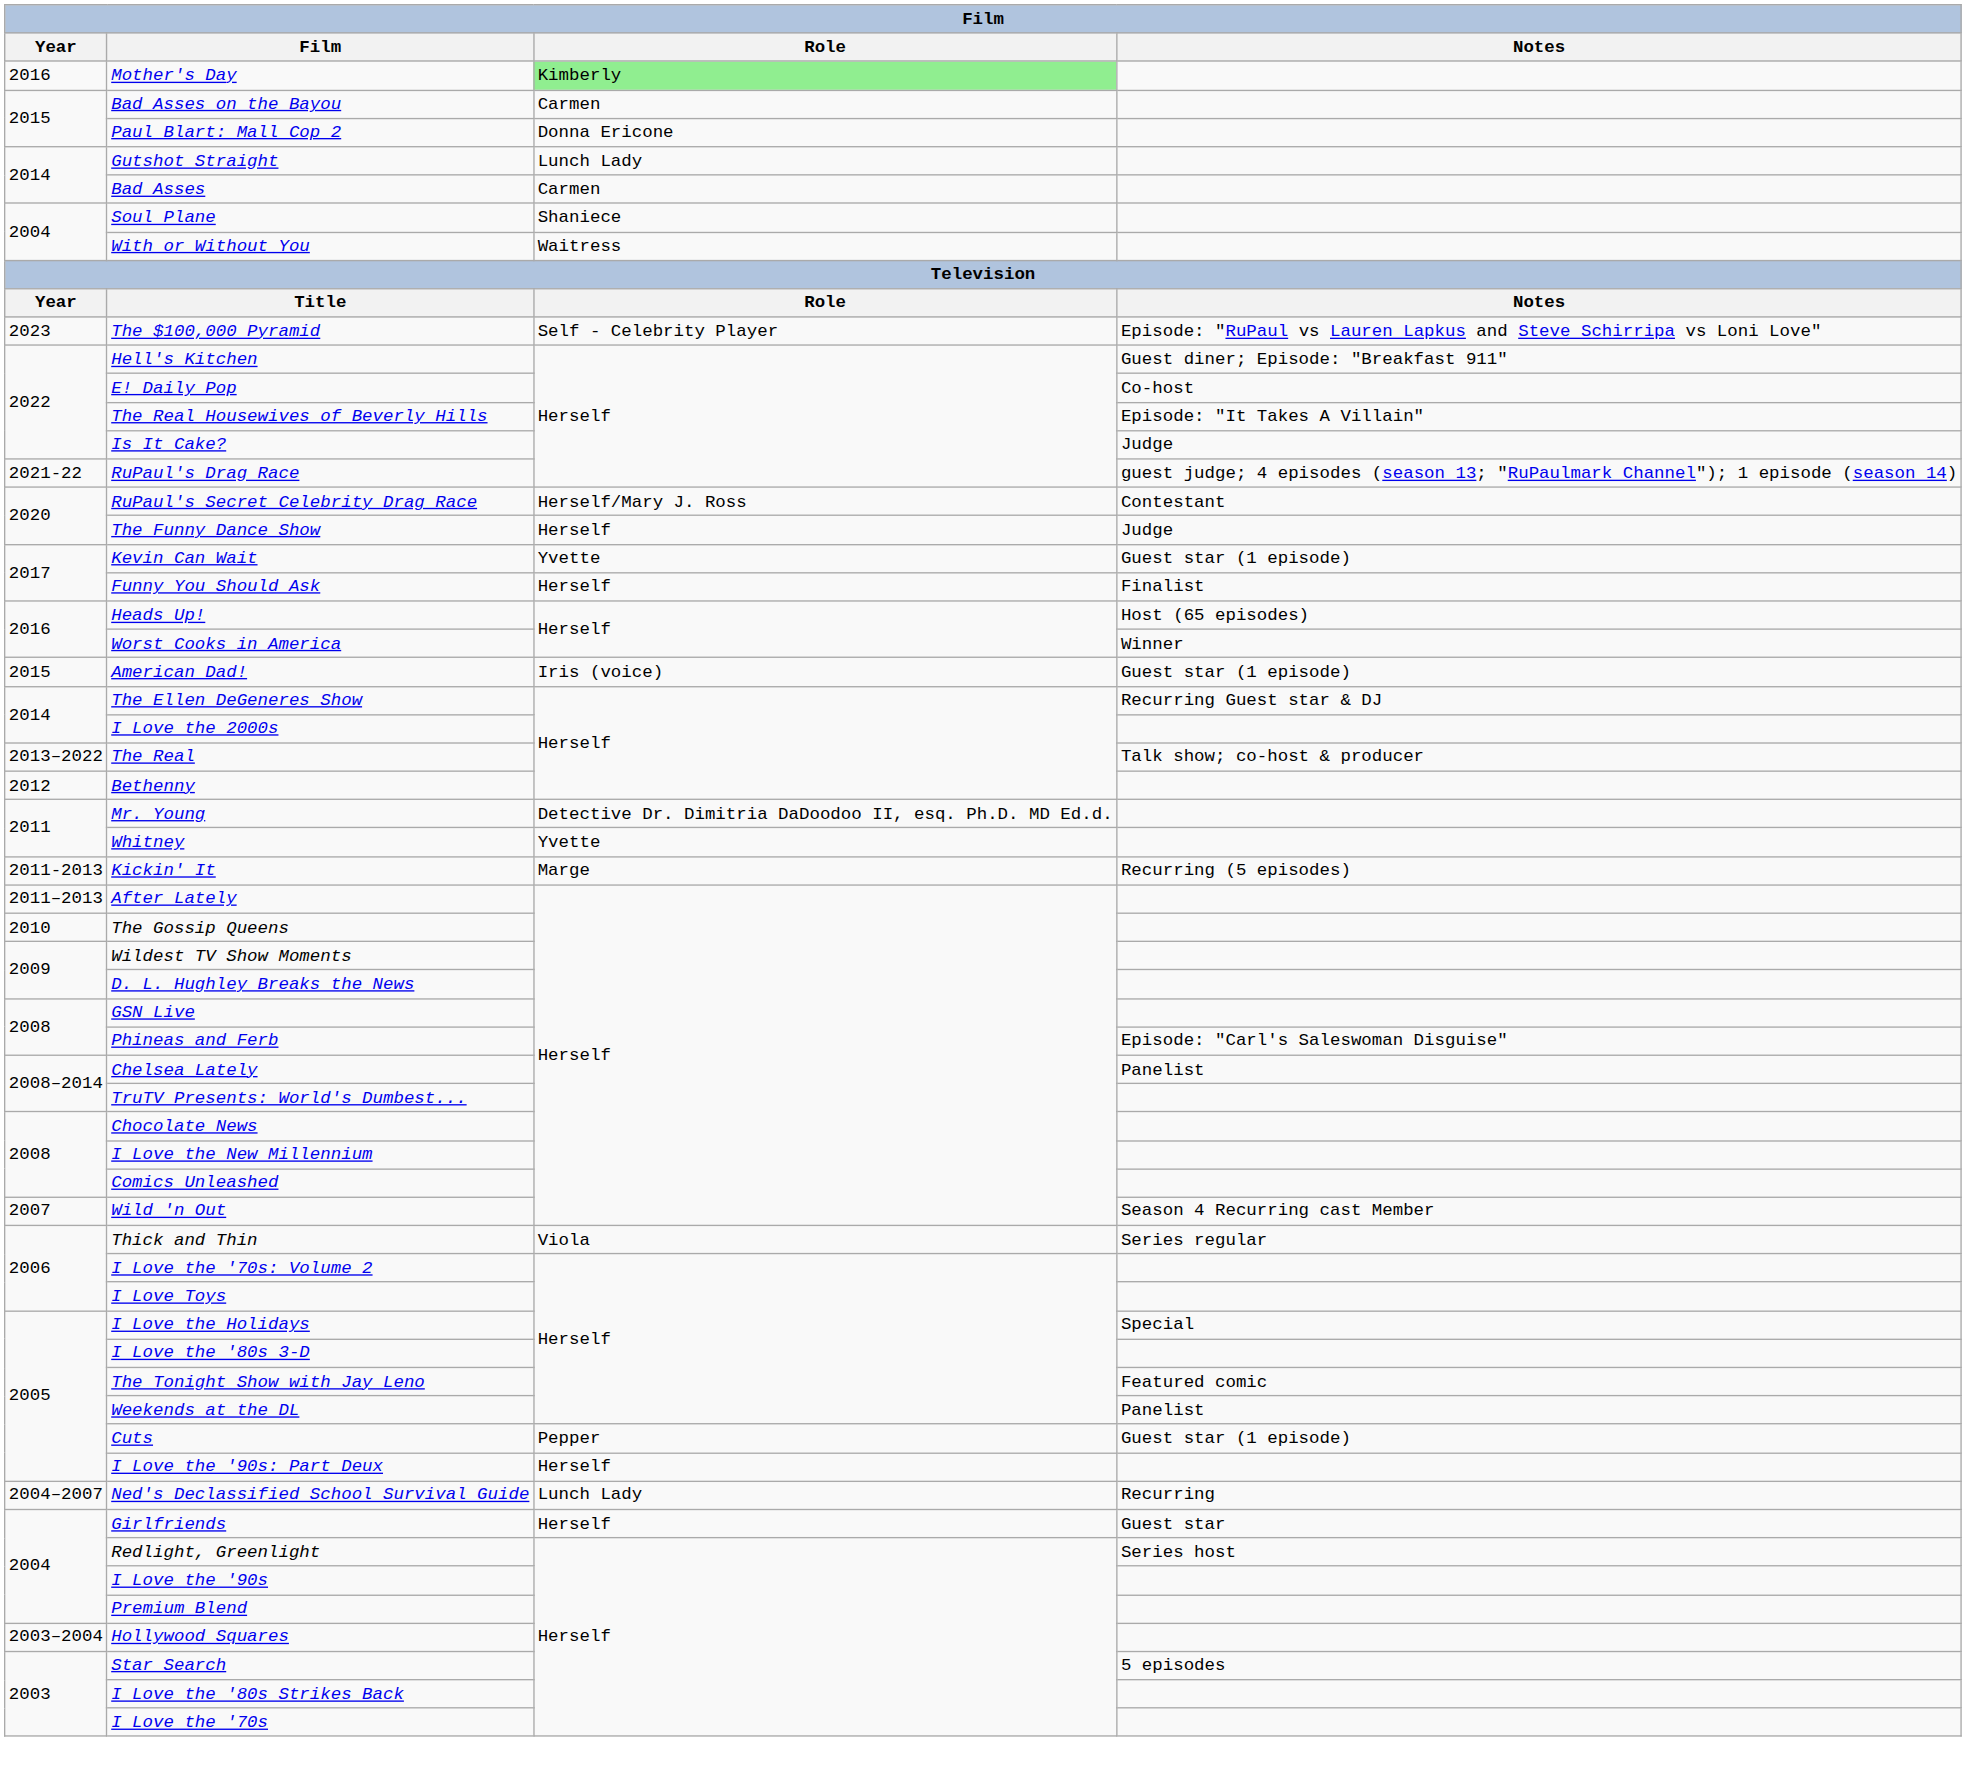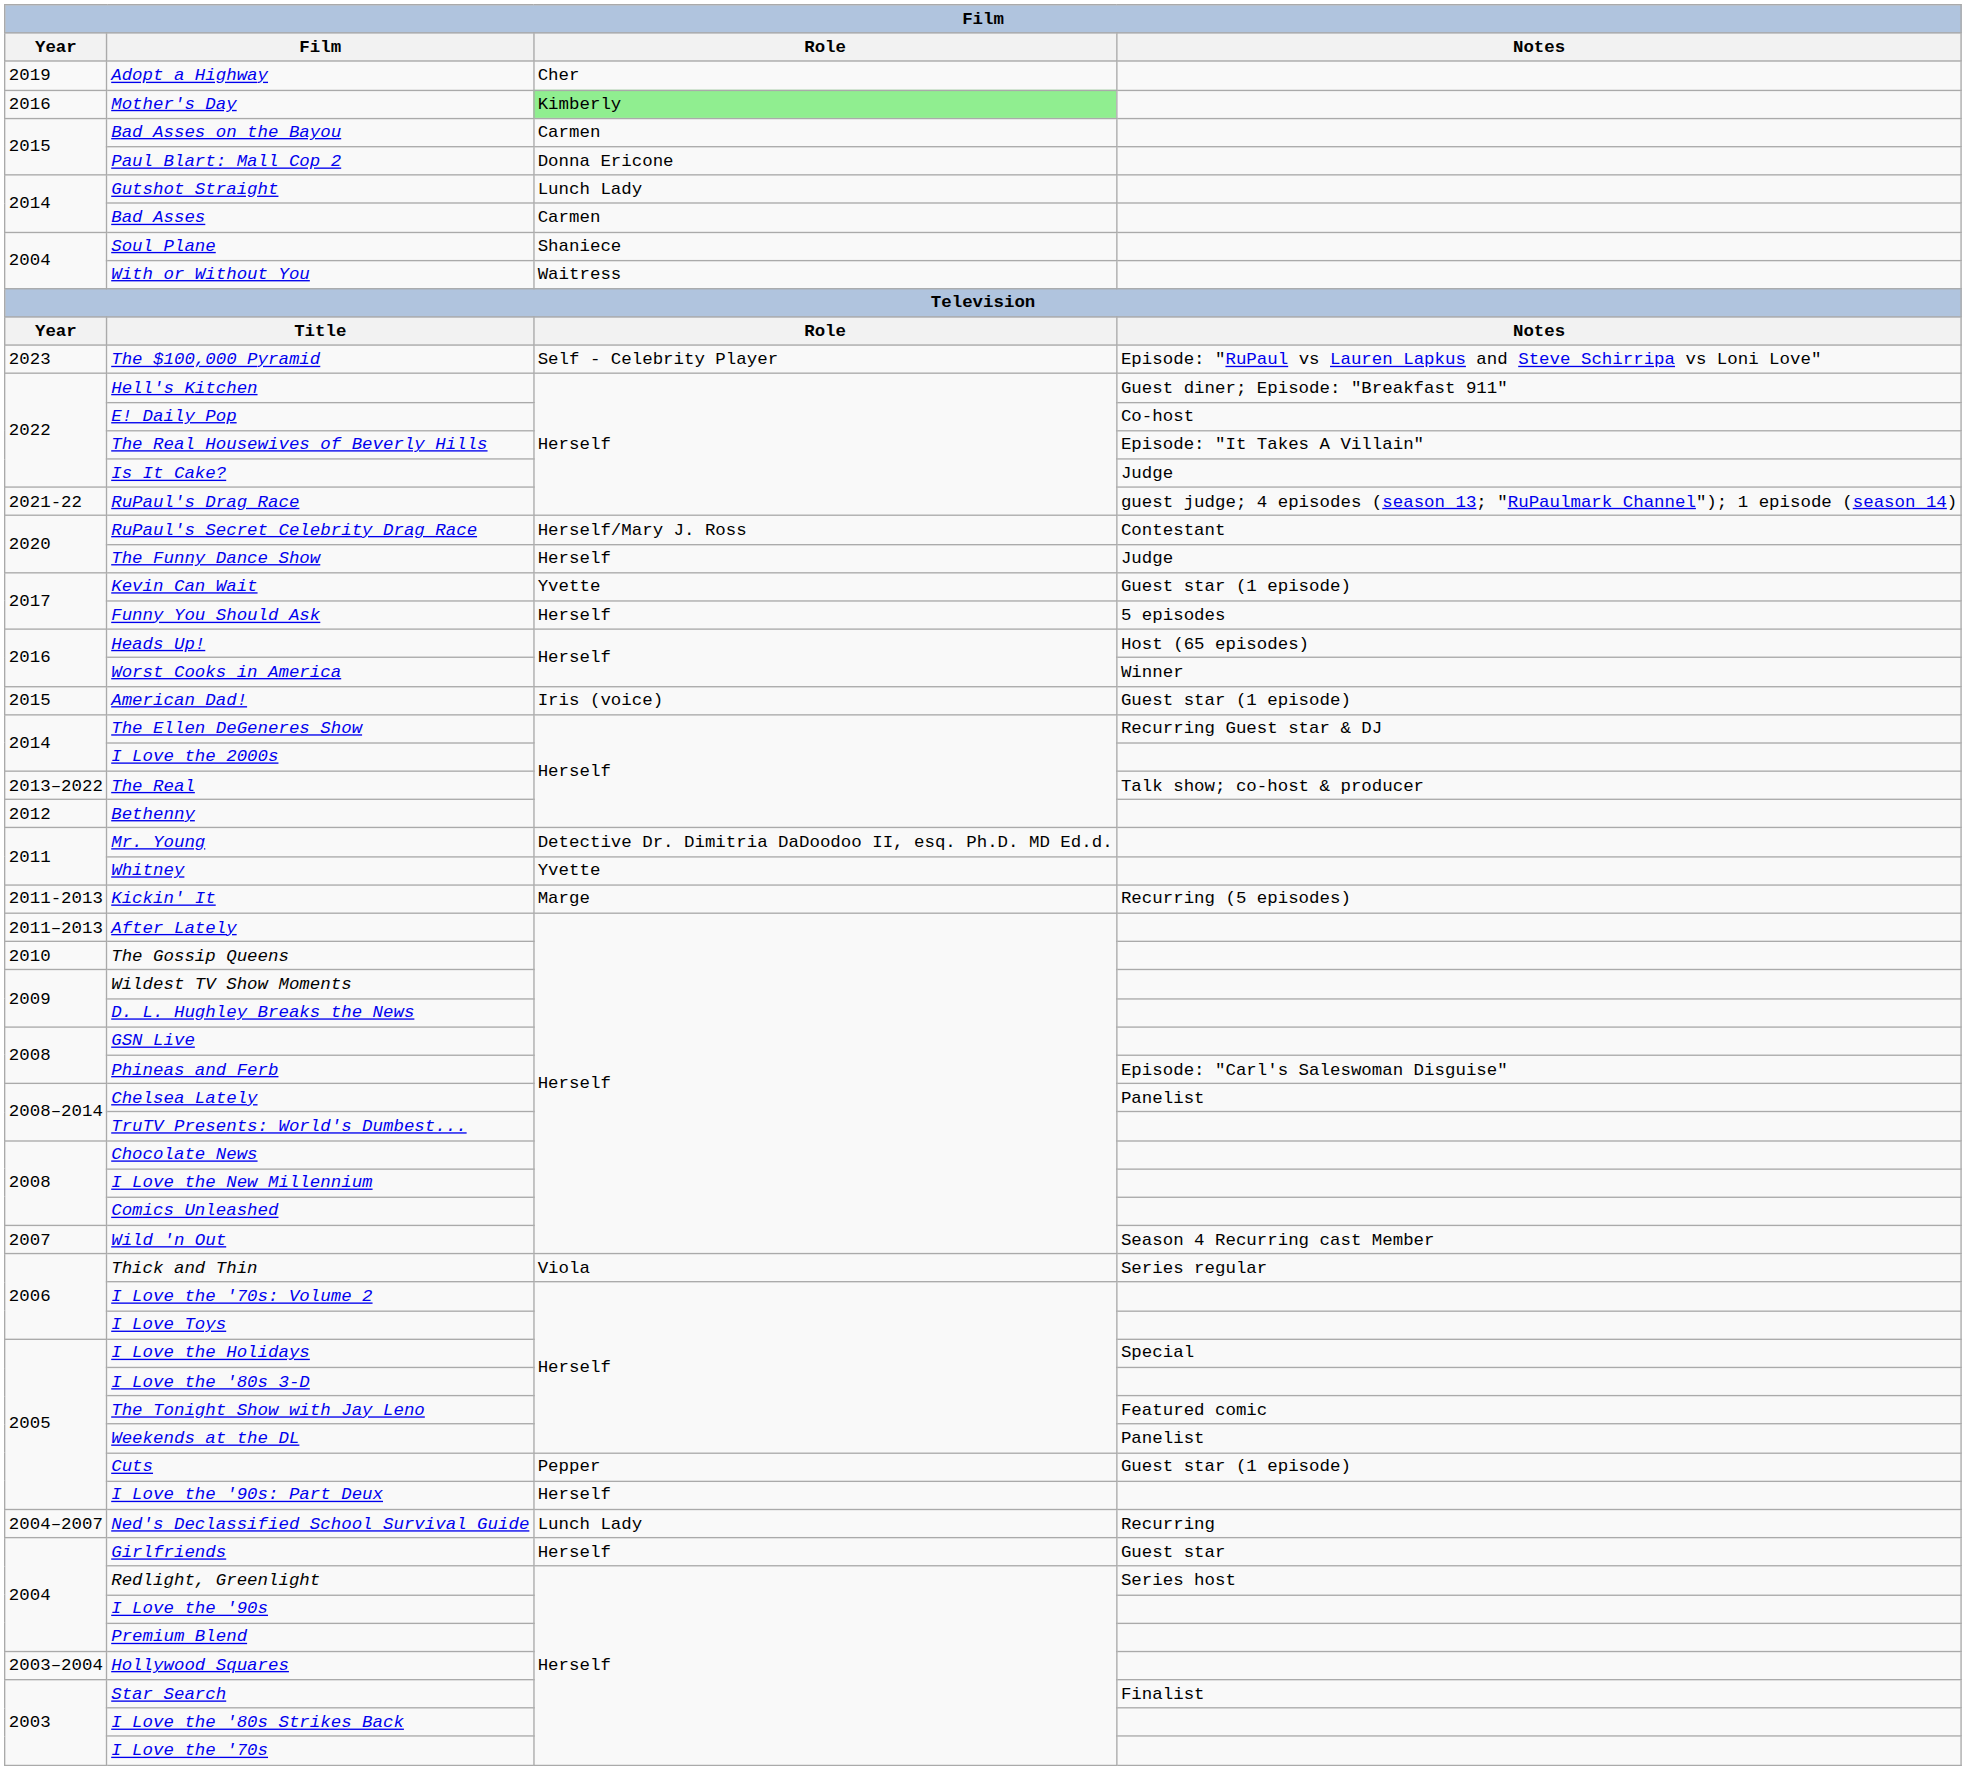+ row: (190, 76)
(1163, 587) Finalist -> (1173, 615) 5 episodes
(1173, 1666) 5 episodes -> (1163, 1694) Finalist
